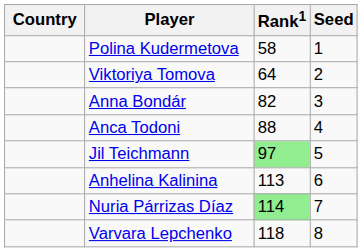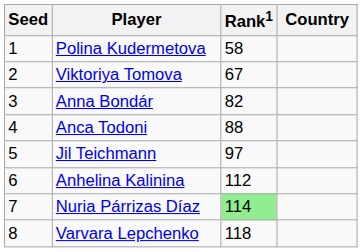columns swapped: (45, 19) <-> (334, 19)
(267, 74) 64 -> (234, 74) 67
(267, 154) lightgreen background -> (234, 154) no background
(271, 180) 113 -> (238, 180) 112
